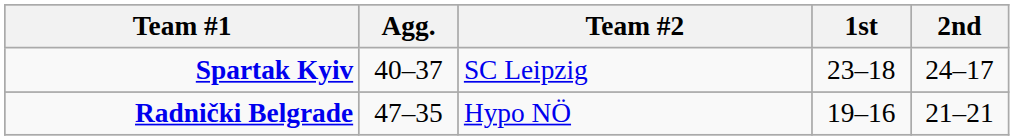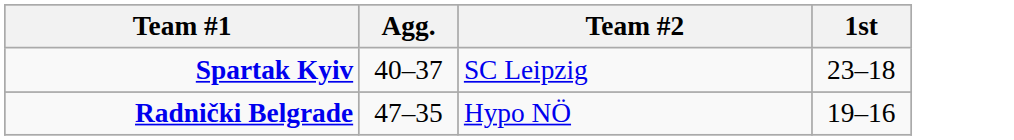- column: (959, 26)
